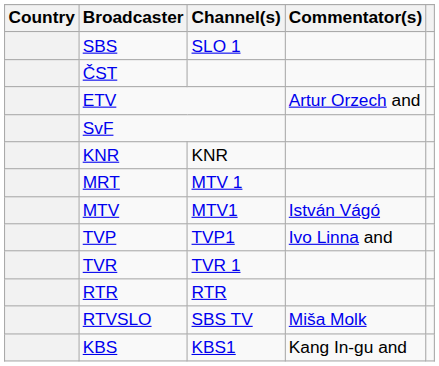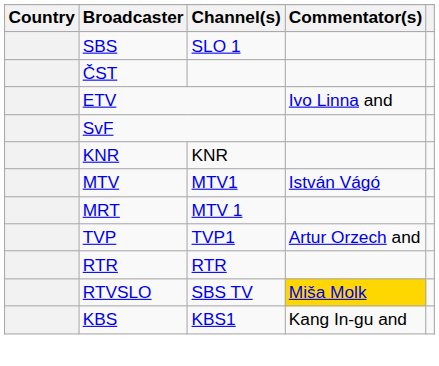(355, 100) Artur Orzech and -> (341, 100) Ivo Linna and
rows swapped: (101, 210) <-> (101, 182)
(341, 237) Ivo Linna and -> (355, 237) Artur Orzech and
- row: (100, 264)
(328, 319) no background -> (328, 292) gold background
